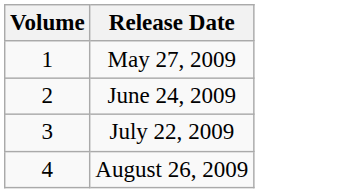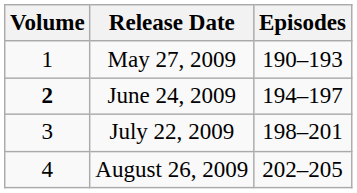+ column: (302, 22)
(47, 95) normal -> (47, 95) bold
